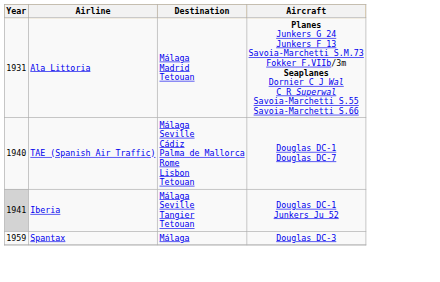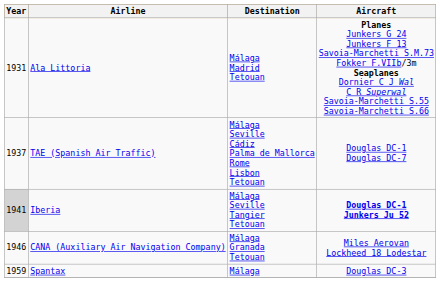(16, 153) 1940 -> (16, 153) 1937
(306, 210) normal -> (376, 210) bold
+ row: (128, 248)
